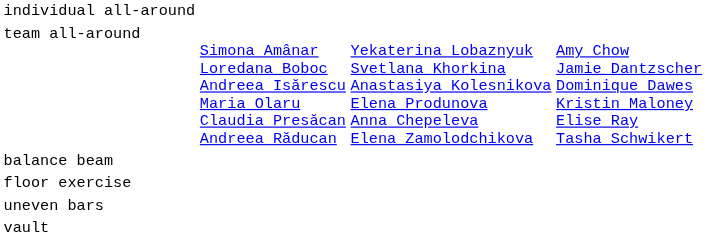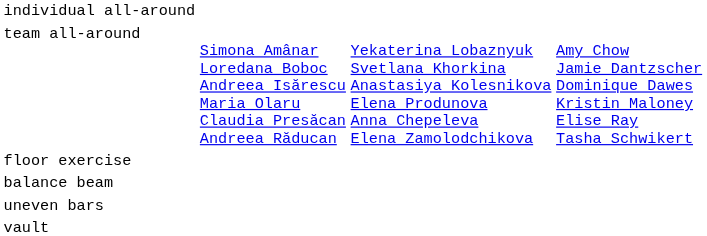rows swapped: (58, 161) <-> (67, 183)
